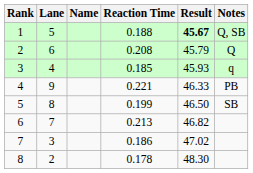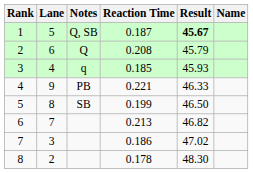columns swapped: (84, 13) <-> (231, 13)
(139, 31) 0.188 -> (139, 31) 0.187
